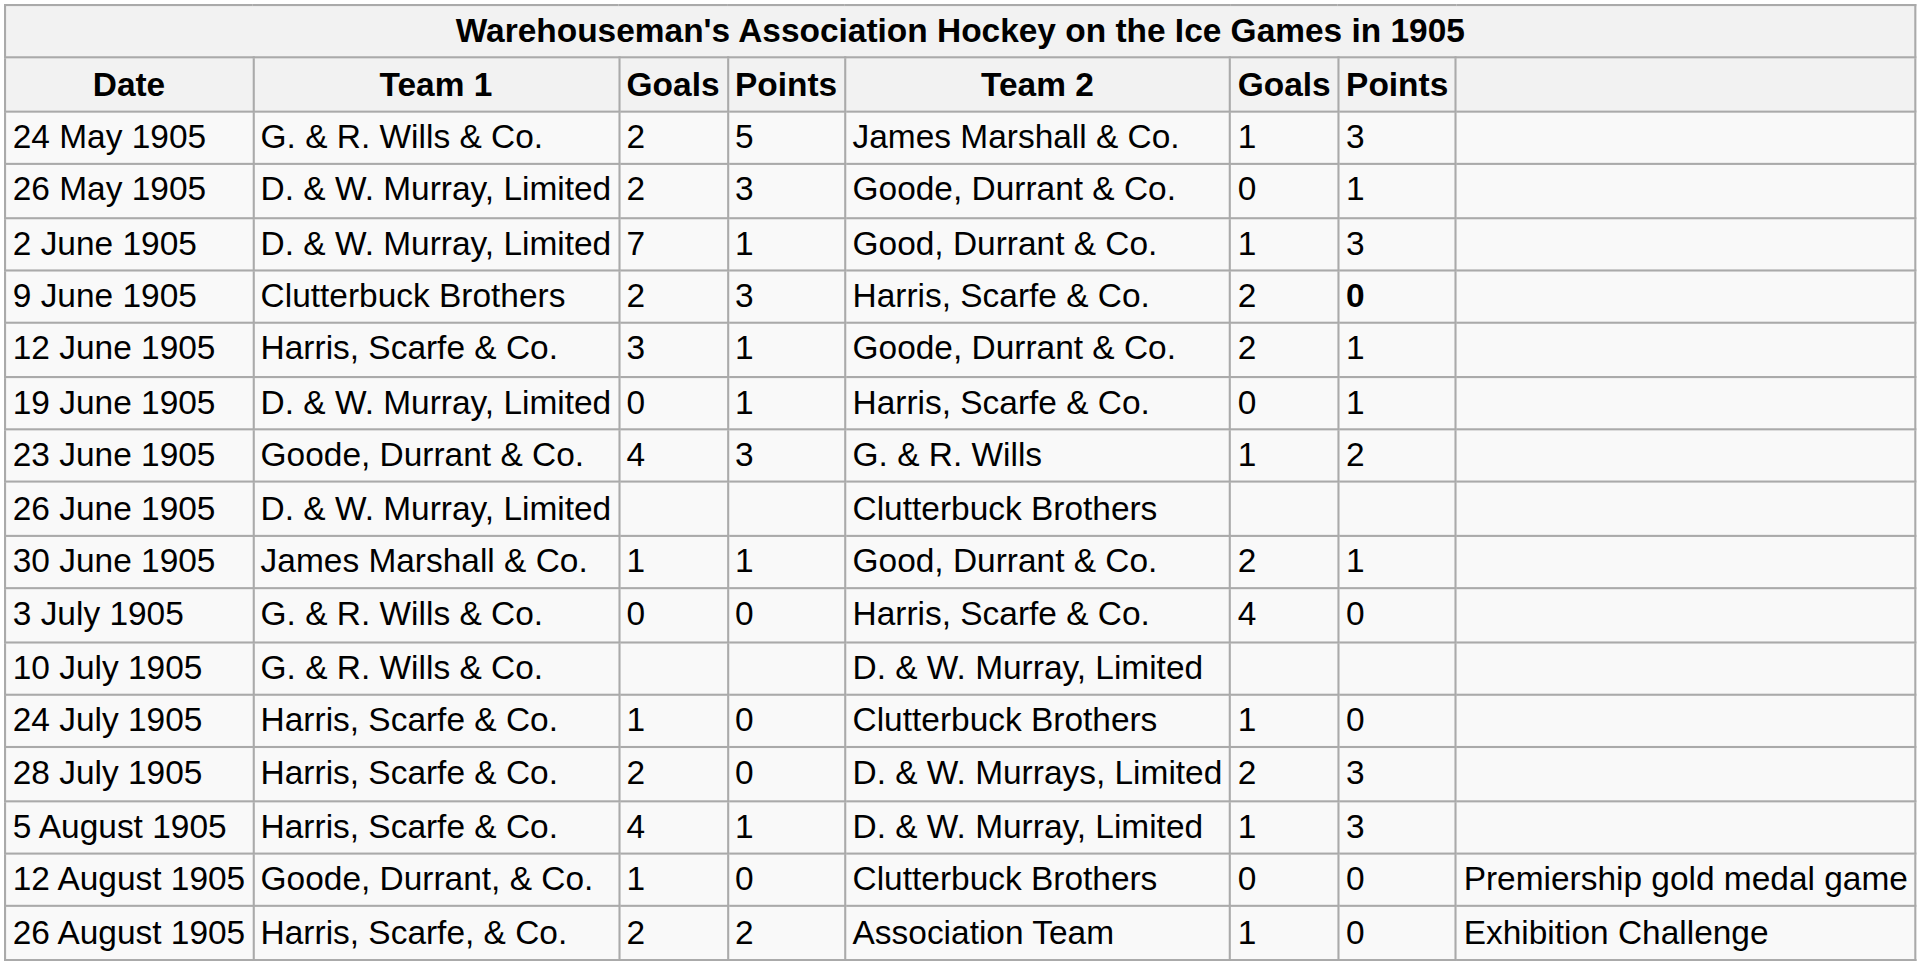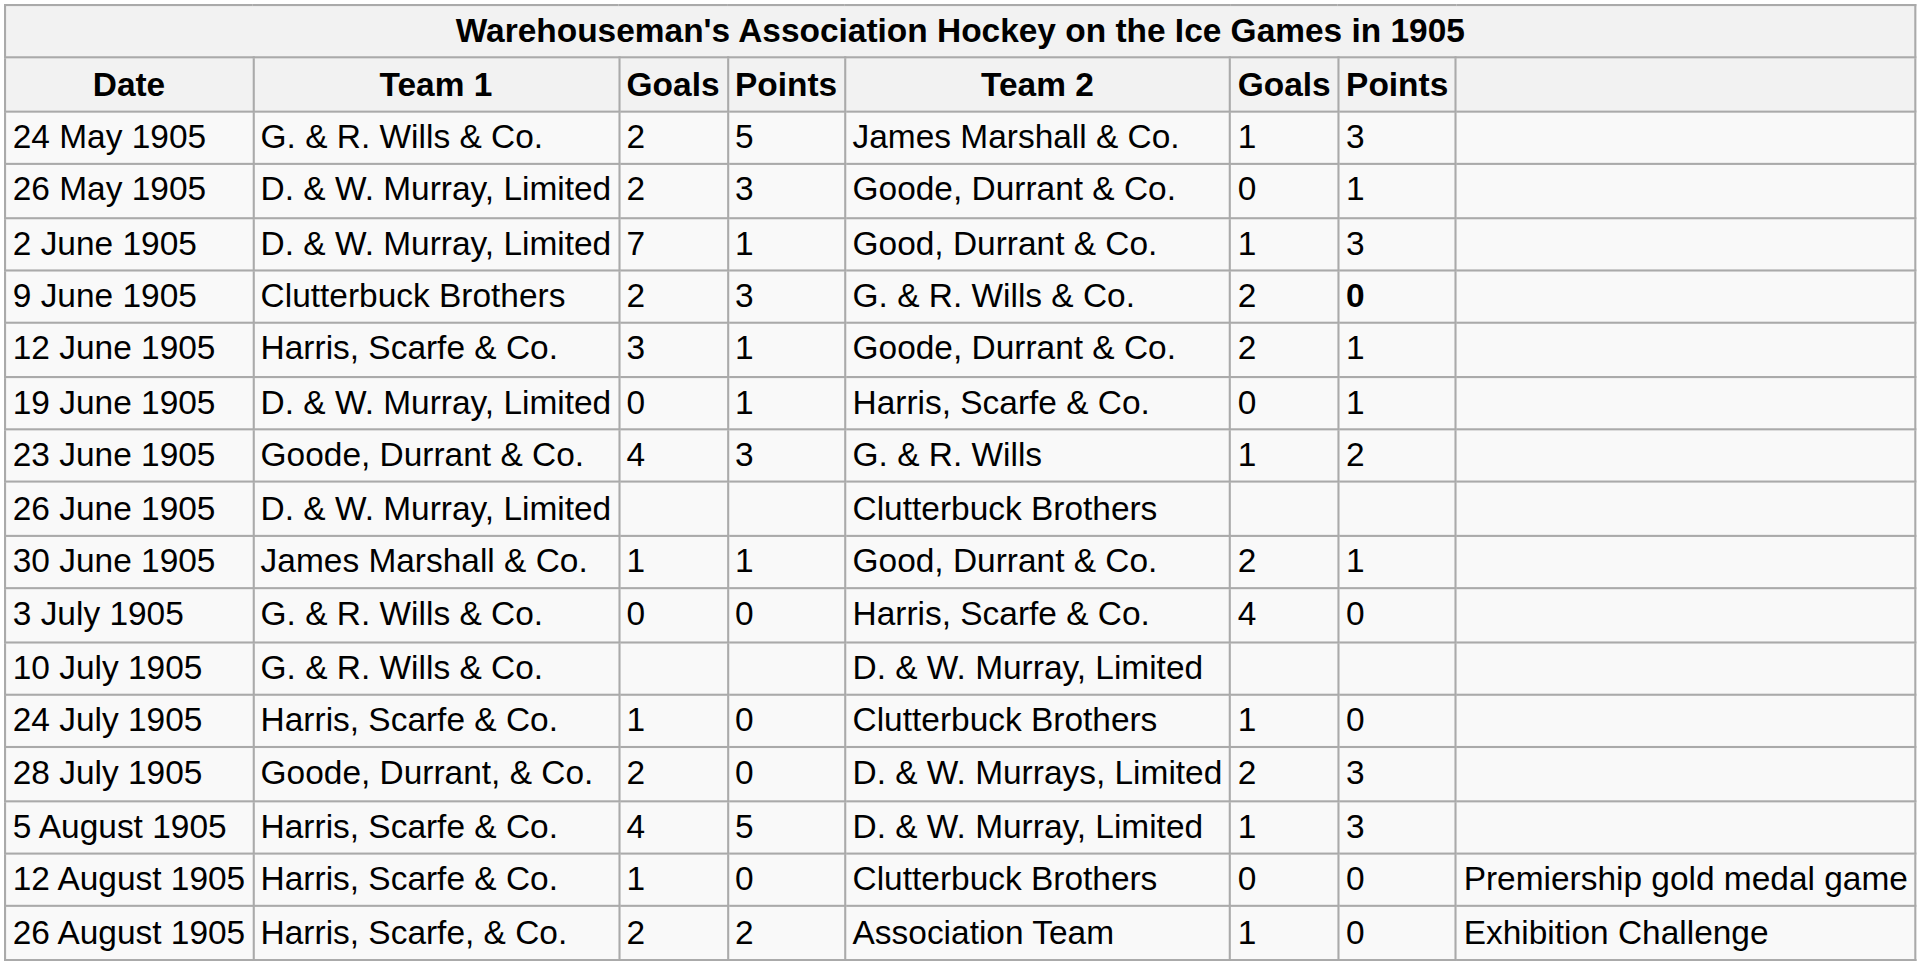(1001, 296) Harris, Scarfe & Co. -> (994, 296) G. & R. Wills & Co.
(409, 773) Harris, Scarfe & Co. -> (427, 773) Goode, Durrant, & Co.
(744, 826) 1 -> (744, 826) 5
(427, 879) Goode, Durrant, & Co. -> (409, 879) Harris, Scarfe & Co.
